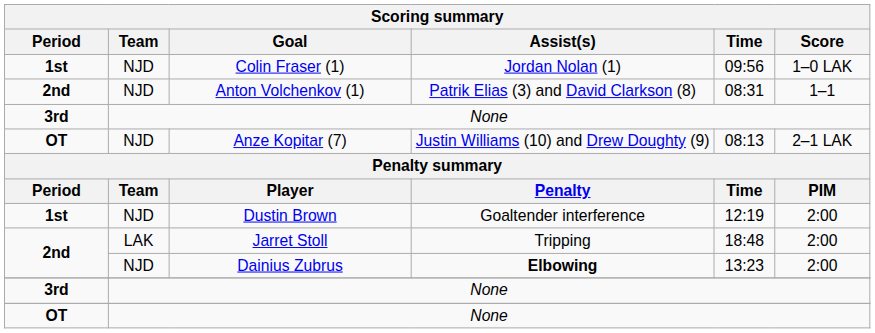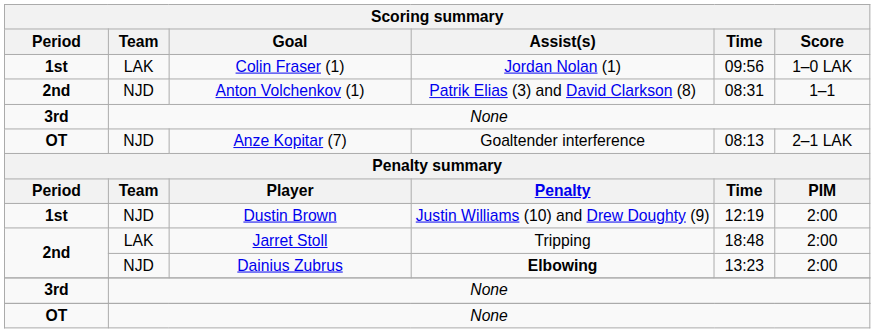(139, 66) NJD -> (139, 66) LAK
(563, 141) Justin Williams (10) and Drew Doughty (9) -> (563, 141) Goaltender interference
(563, 215) Goaltender interference -> (563, 215) Justin Williams (10) and Drew Doughty (9)
